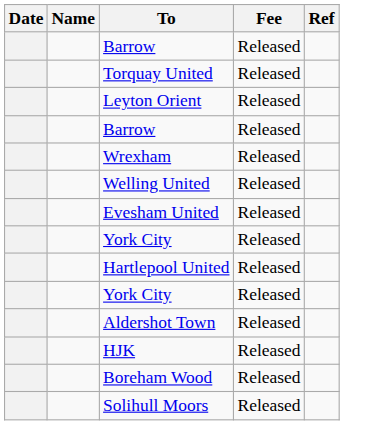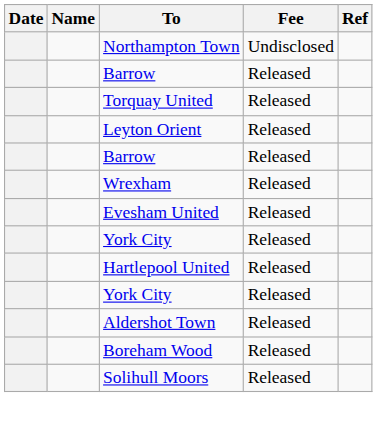+ row: (171, 45)
- row: (156, 184)
- row: (119, 350)
